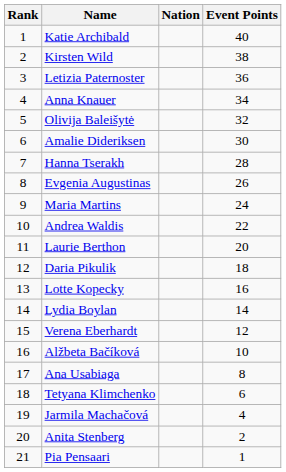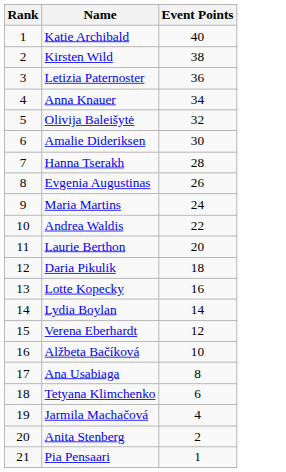- column: (181, 15)
